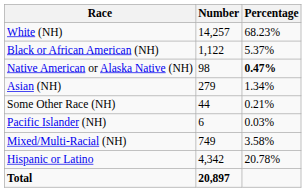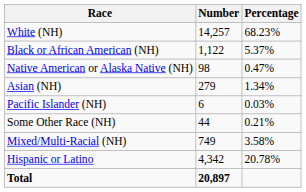(260, 68) bold -> (259, 68) normal
rows swapped: (57, 123) <-> (61, 104)
